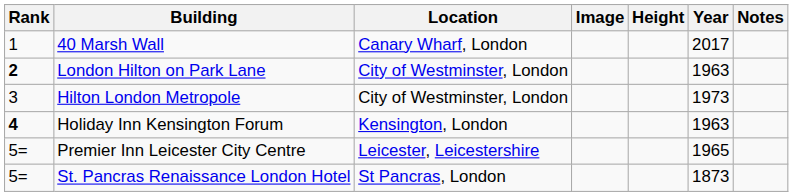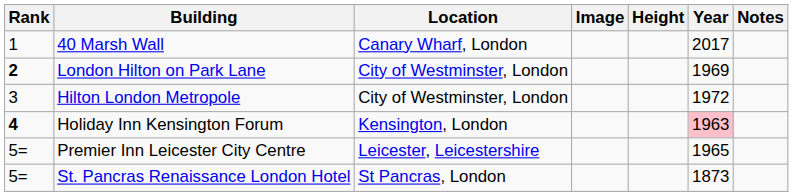(711, 71) 1963 -> (711, 71) 1969
(711, 97) 1973 -> (711, 97) 1972
(711, 124) no background -> (711, 124) pink background
